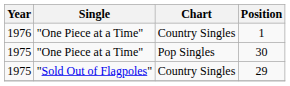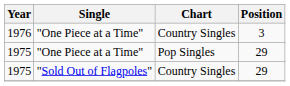(262, 33) 1 -> (262, 33) 3
(262, 52) 30 -> (262, 52) 29
